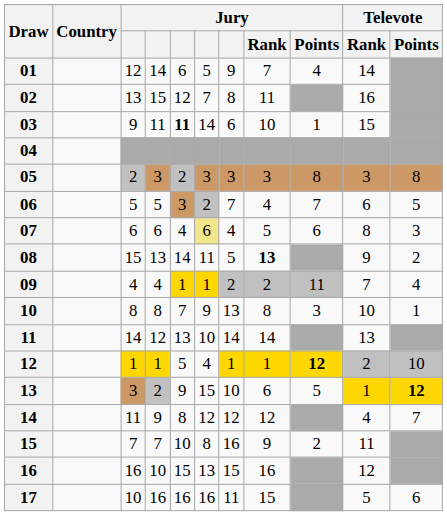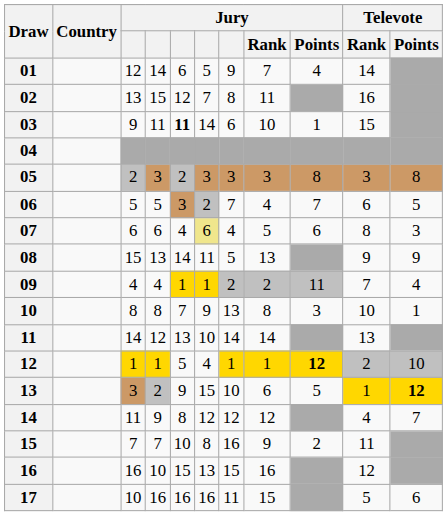(267, 257) bold -> (267, 257) normal
(416, 257) 2 -> (416, 257) 9
